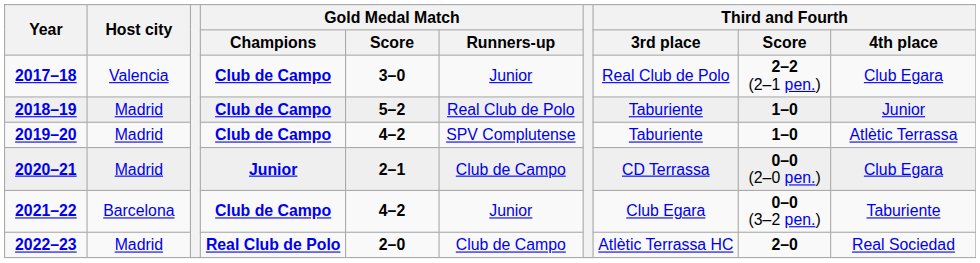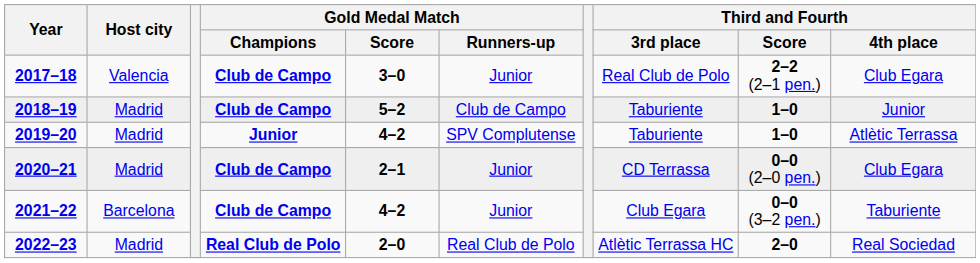(511, 110) Real Club de Polo -> (511, 110) Club de Campo
(273, 135) Club de Campo -> (273, 135) Junior
(273, 169) Junior -> (273, 169) Club de Campo
(511, 169) Club de Campo -> (511, 169) Junior
(511, 245) Club de Campo -> (511, 245) Real Club de Polo
